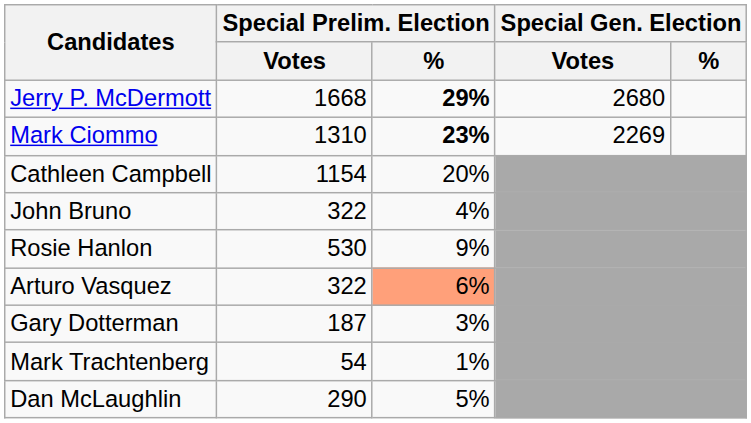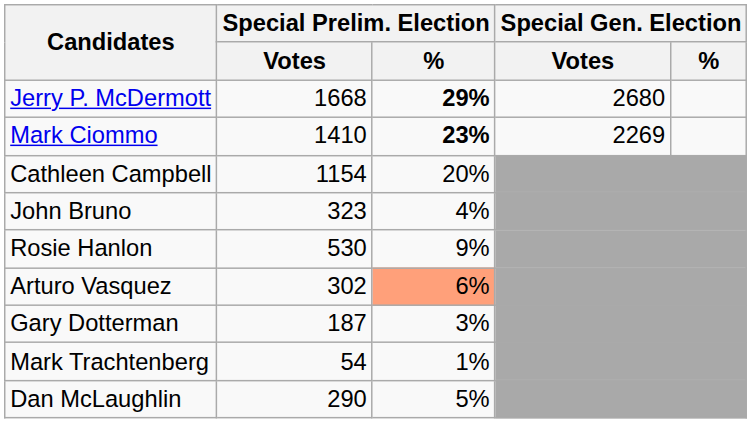(340, 135) 1310 -> (340, 135) 1410
(347, 211) 322 -> (347, 211) 323
(347, 286) 322 -> (347, 286) 302
